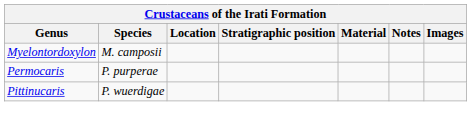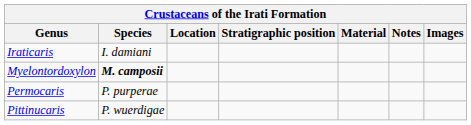+ row: (30, 52)
(132, 52) normal -> (132, 71) bold
